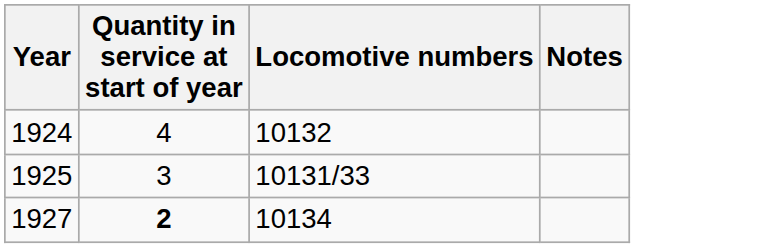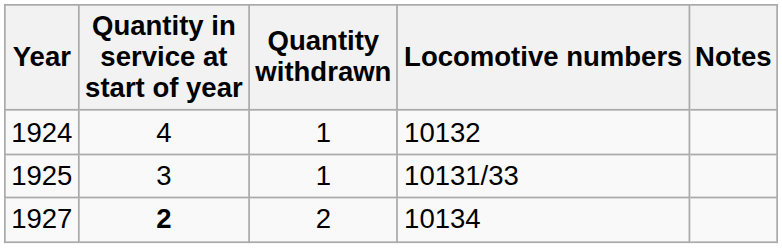+ column: (323, 57)
